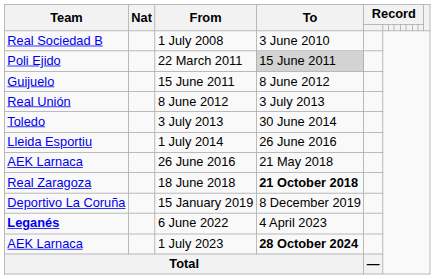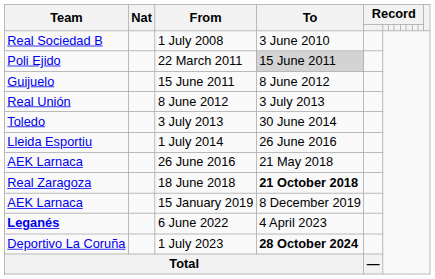(66, 203) Deportivo La Coruña -> (45, 203) AEK Larnaca
(45, 243) AEK Larnaca -> (66, 243) Deportivo La Coruña
